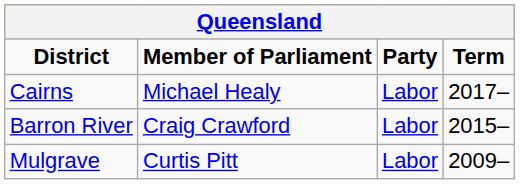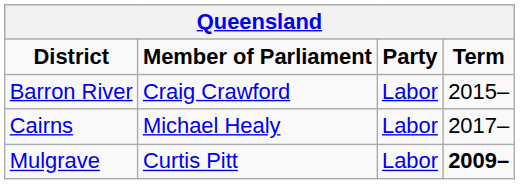rows swapped: (71, 126) <-> (41, 91)
(479, 160) normal -> (479, 160) bold
